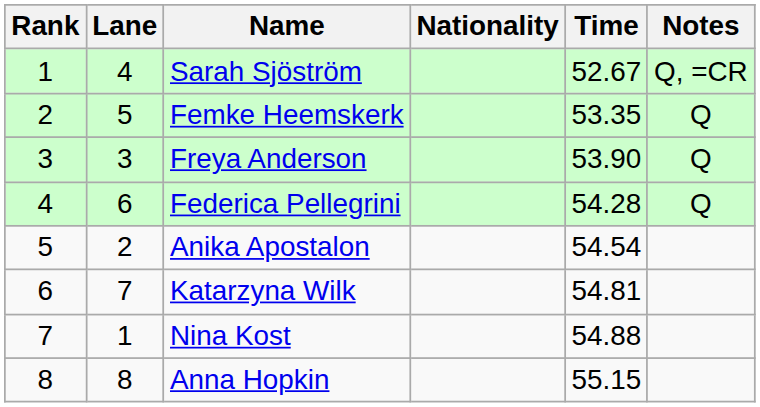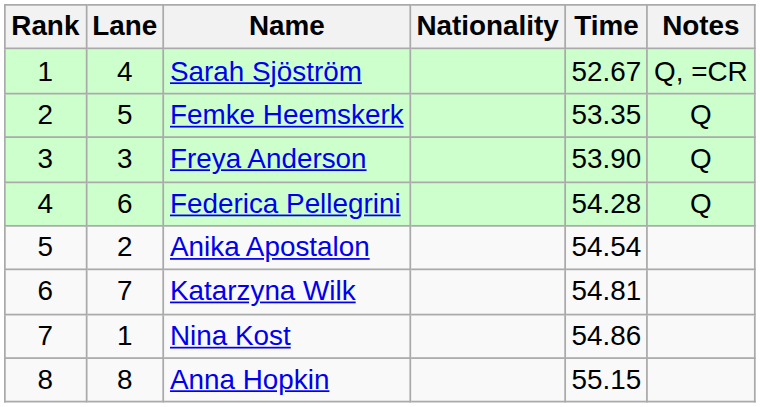(606, 335) 54.88 -> (606, 335) 54.86
